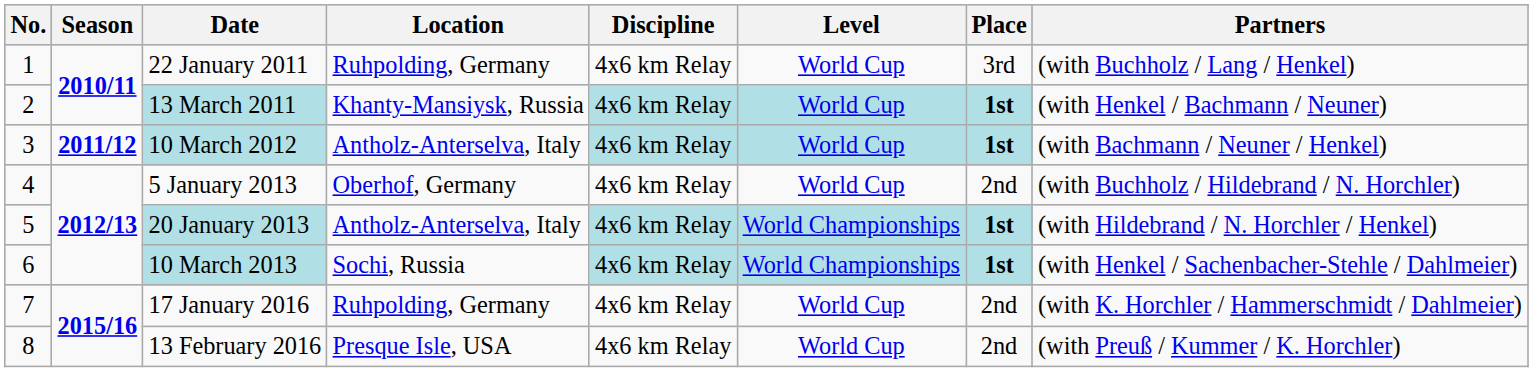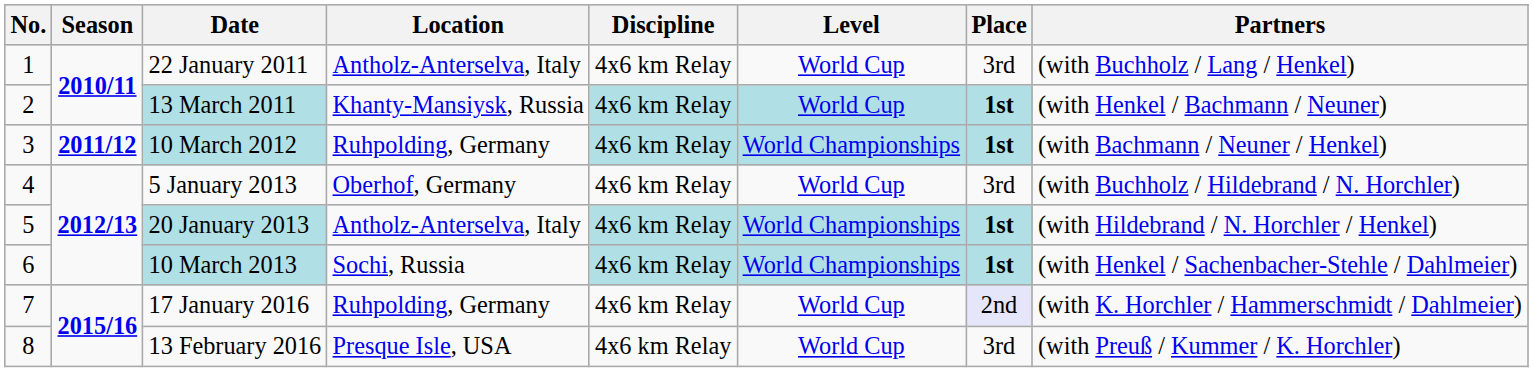(441, 64) Ruhpolding, Germany -> (457, 64) Antholz-Anterselva, Italy
(457, 145) Antholz-Anterselva, Italy -> (441, 145) Ruhpolding, Germany
(851, 145) World Cup -> (851, 145) World Championships
(999, 185) 2nd -> (999, 185) 3rd
(999, 305) no background -> (999, 305) lavender background
(999, 345) 2nd -> (999, 345) 3rd
